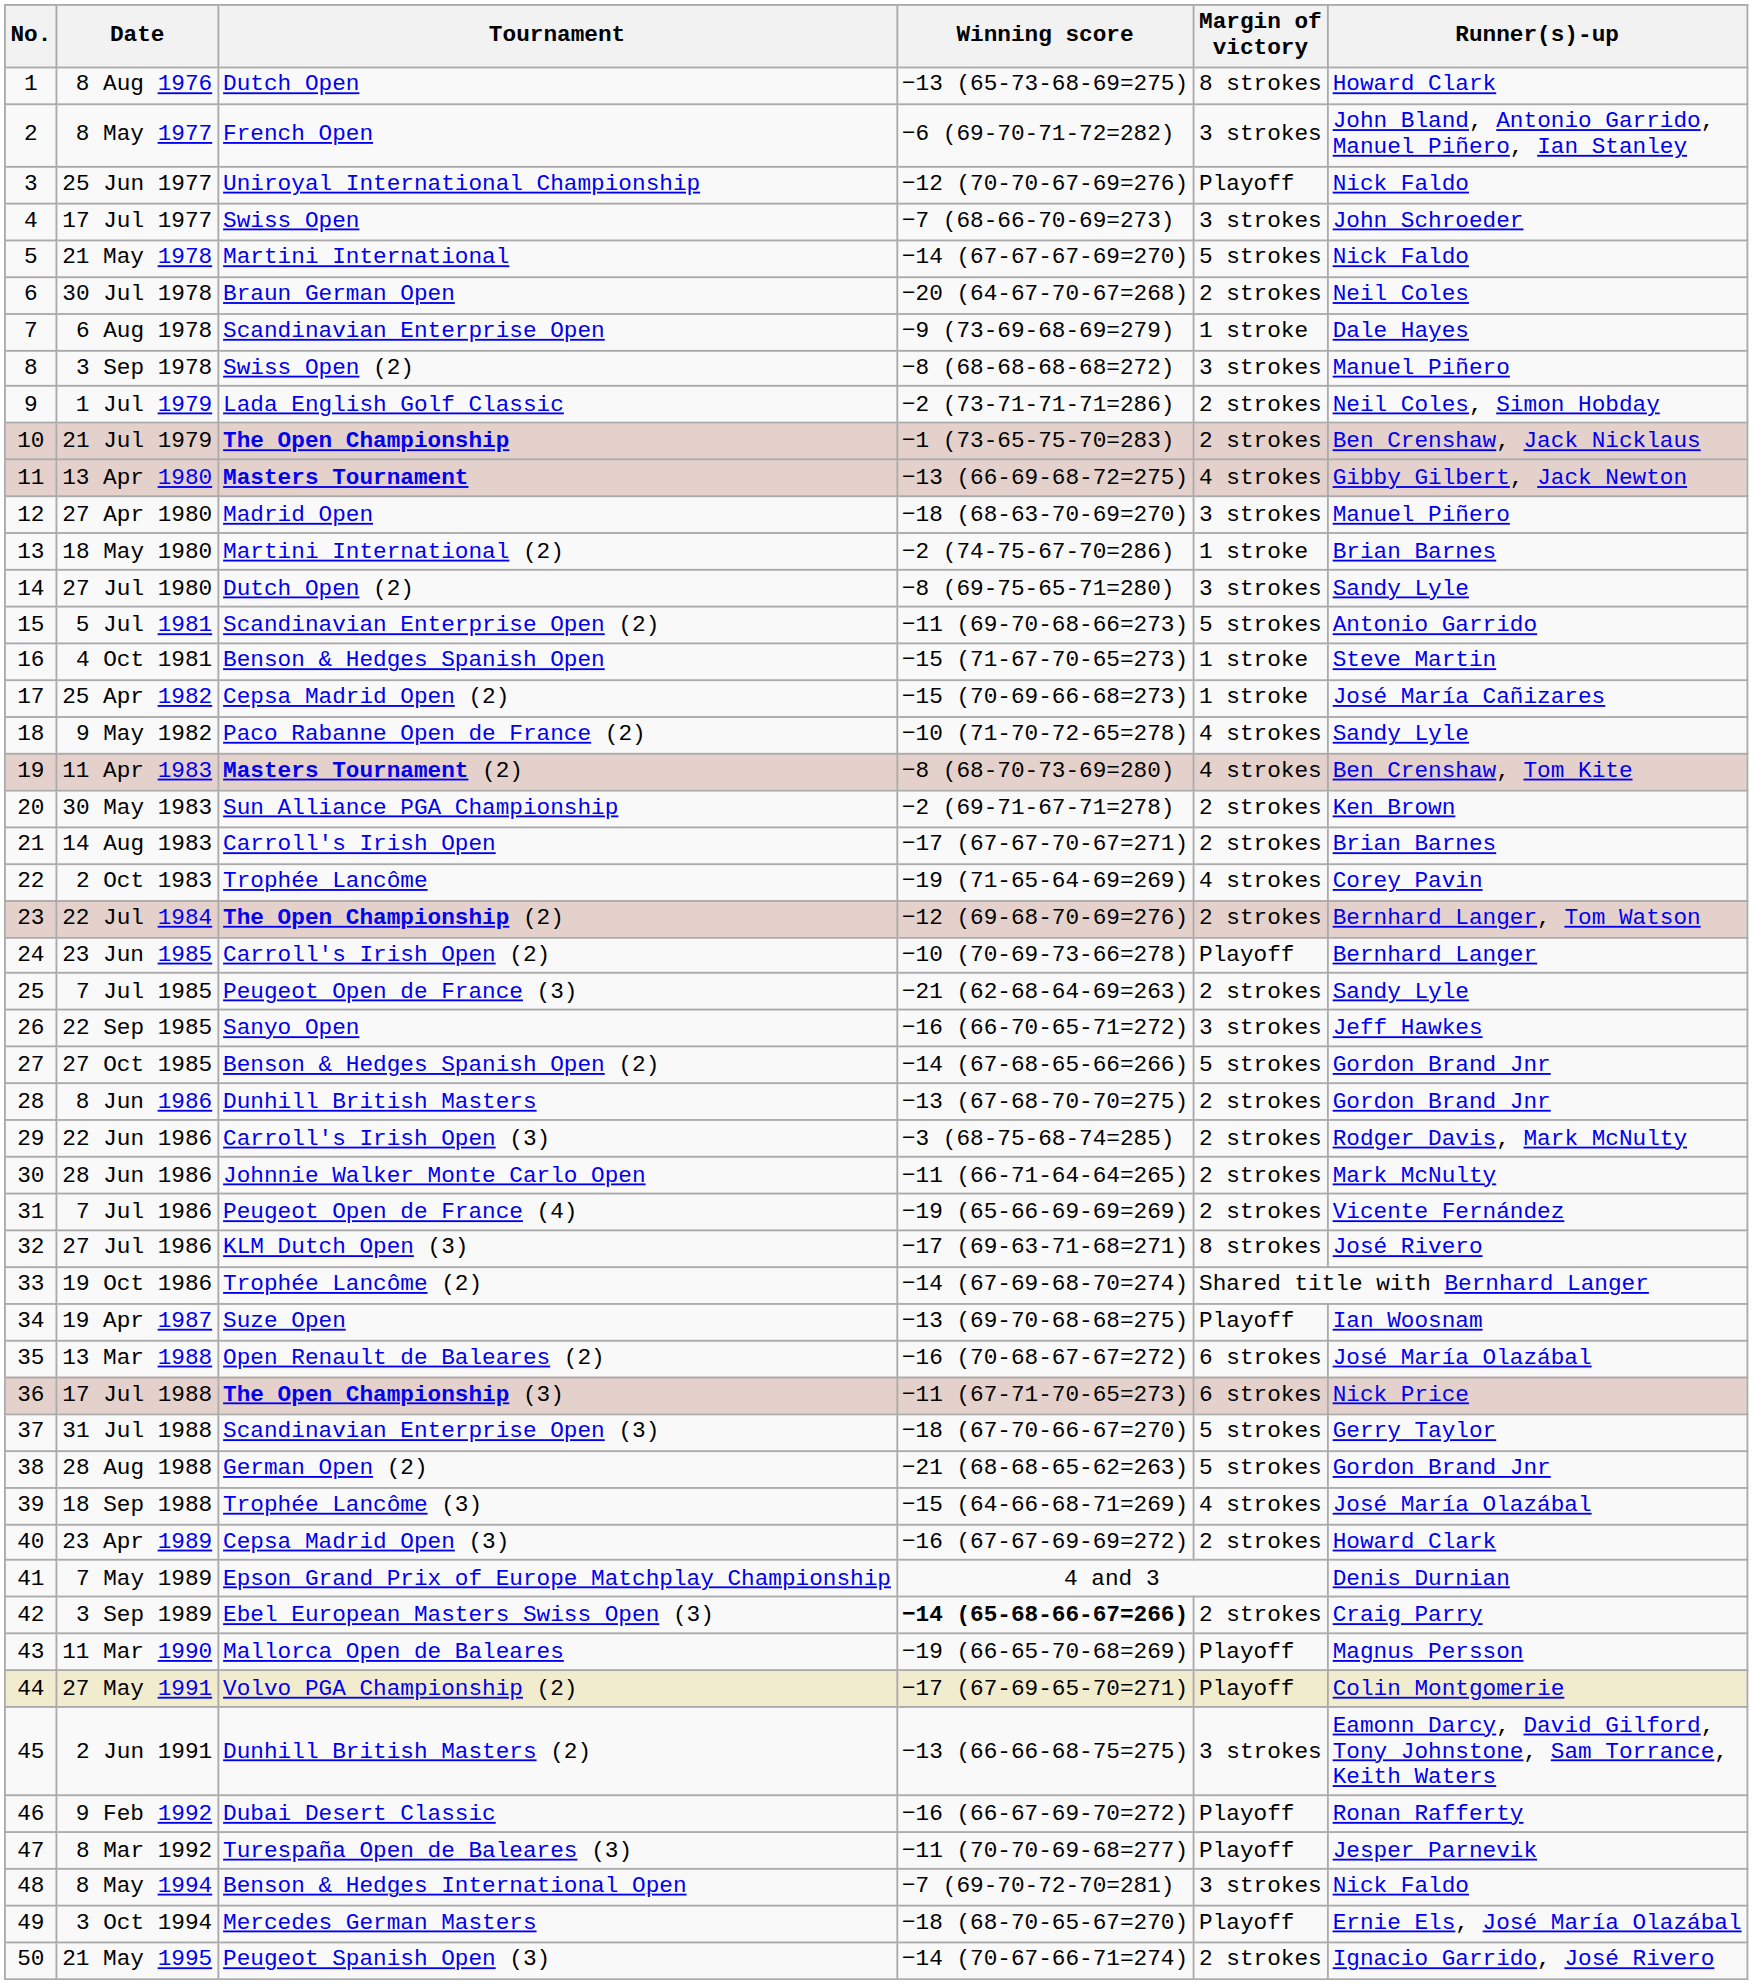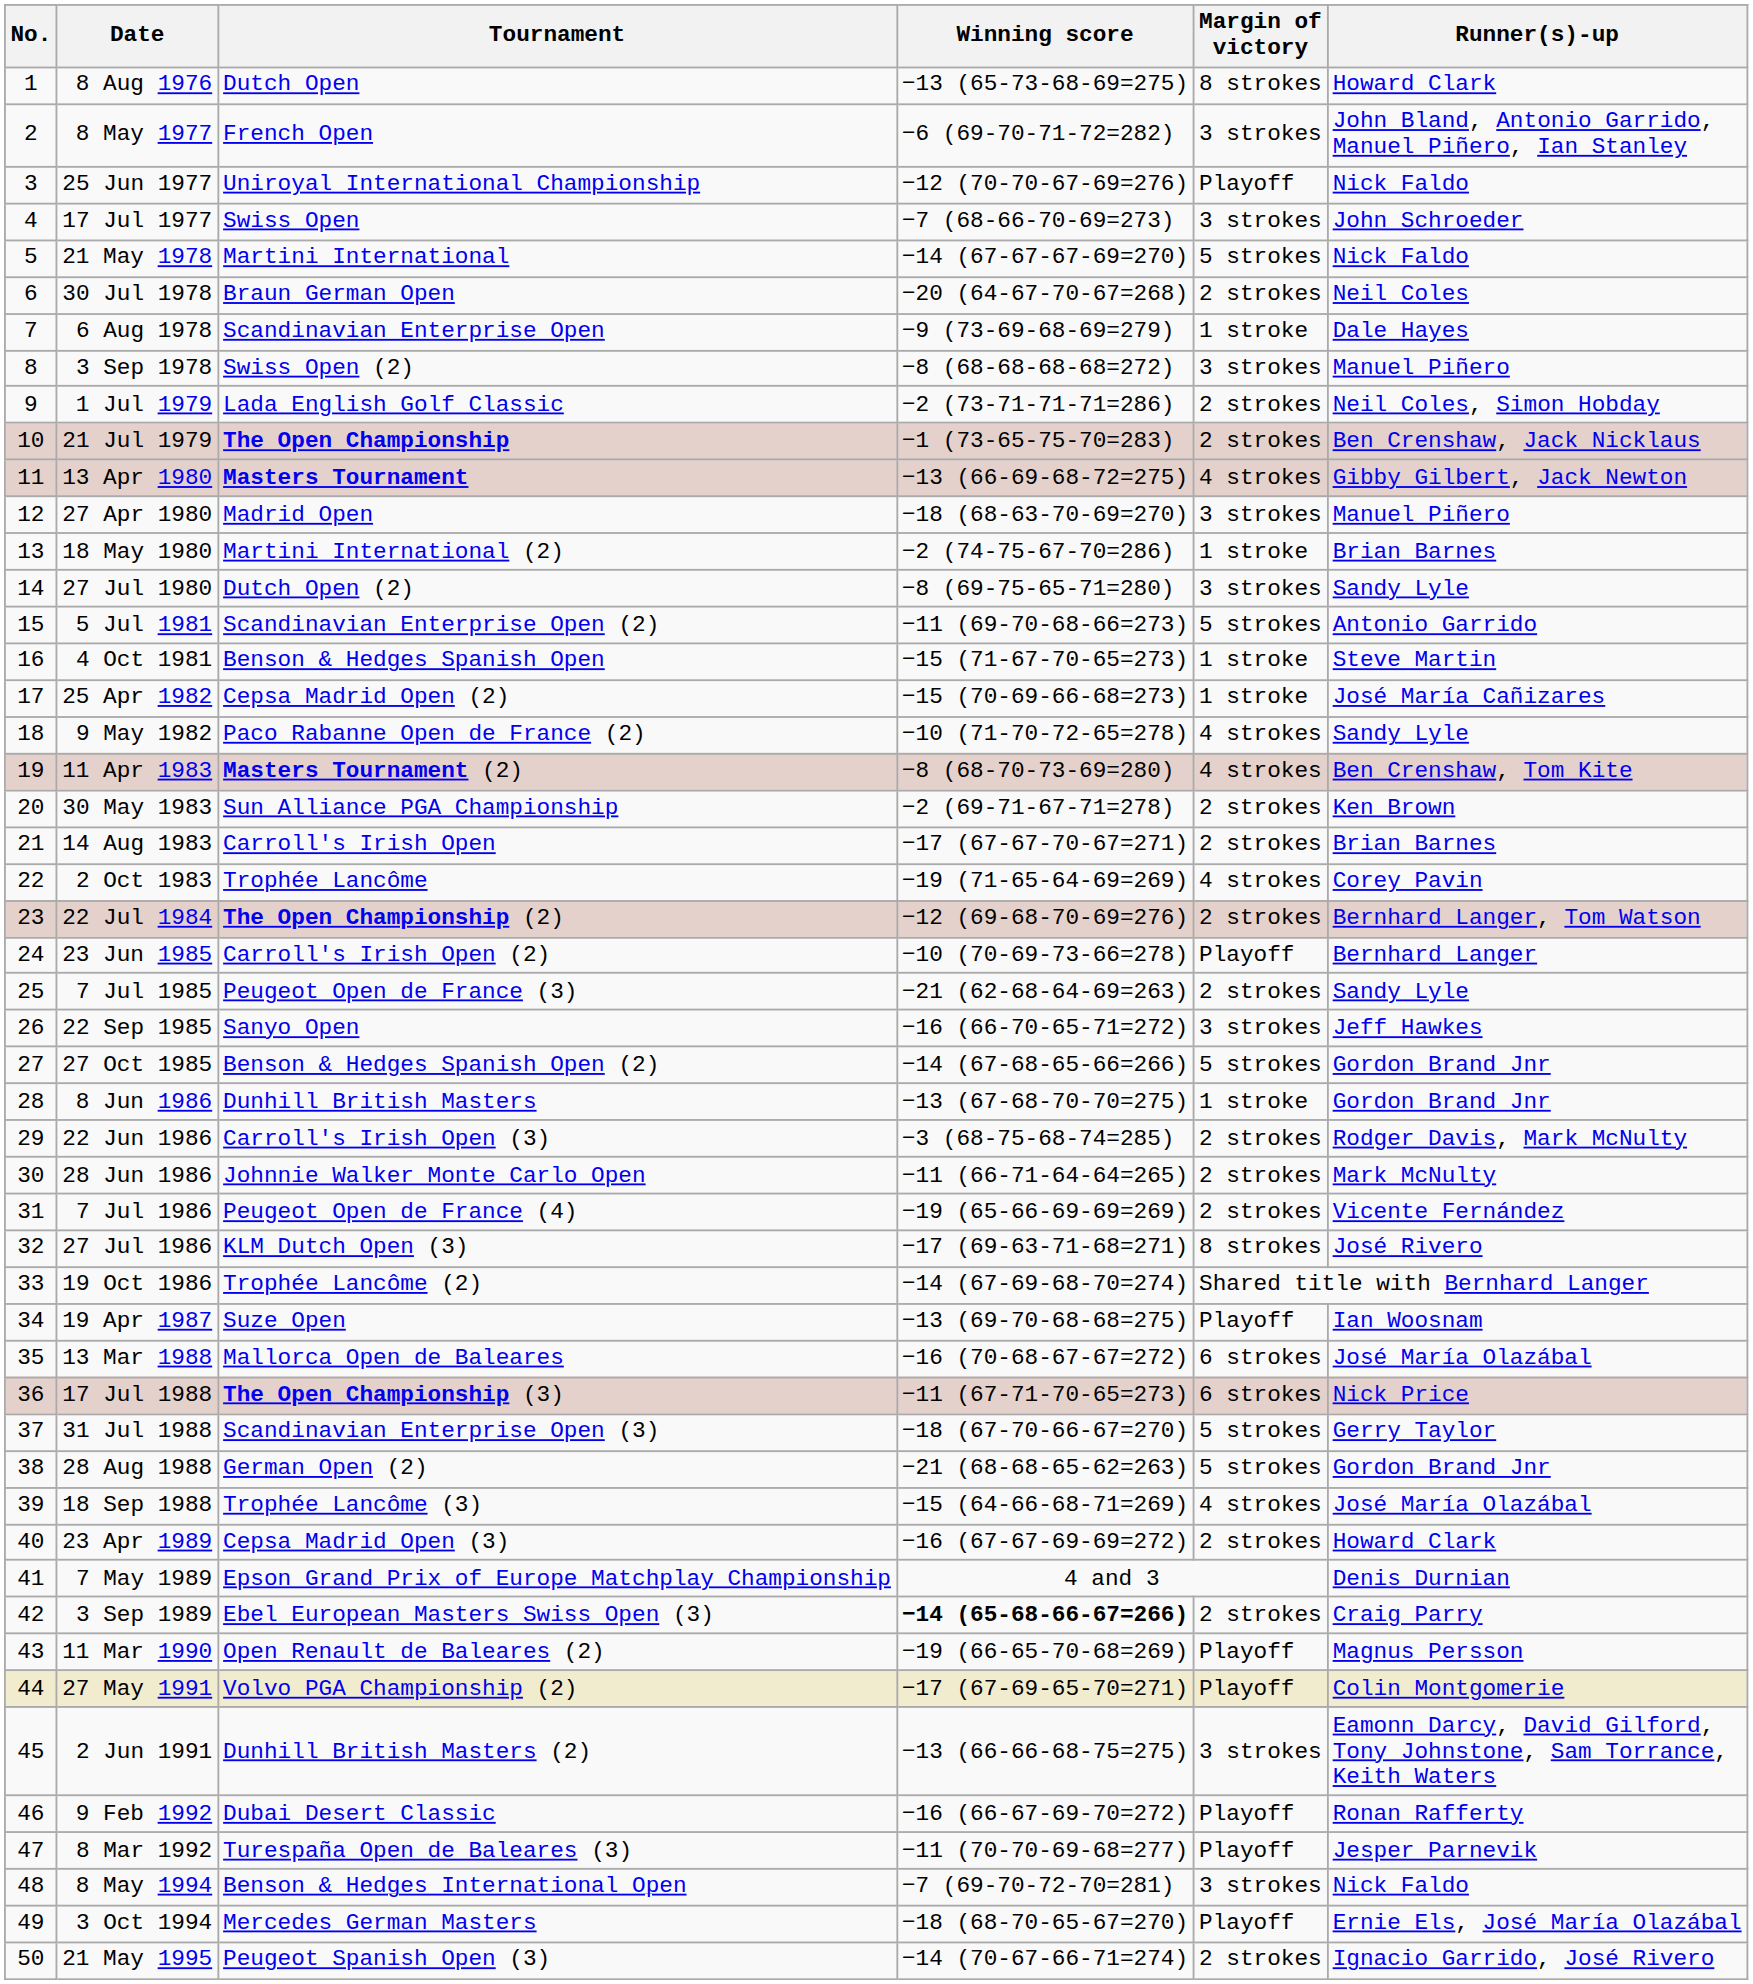(1260, 1102) 2 strokes -> (1254, 1102) 1 stroke
(414, 1359) Open Renault de Baleares (2) -> (393, 1359) Mallorca Open de Baleares
(393, 1653) Mallorca Open de Baleares -> (414, 1653) Open Renault de Baleares (2)
